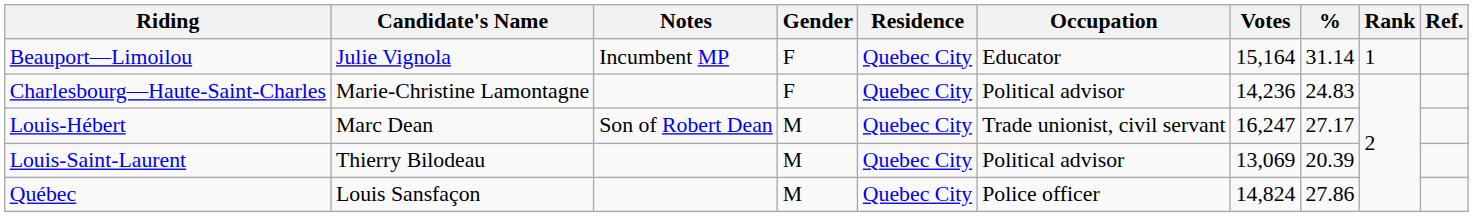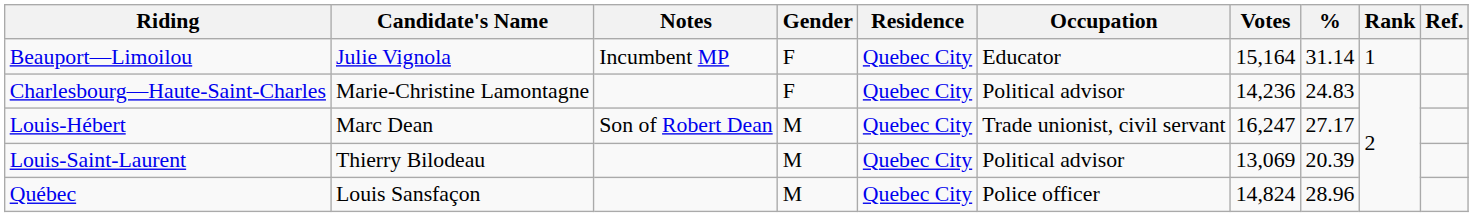(1330, 194) 27.86 -> (1330, 194) 28.96
